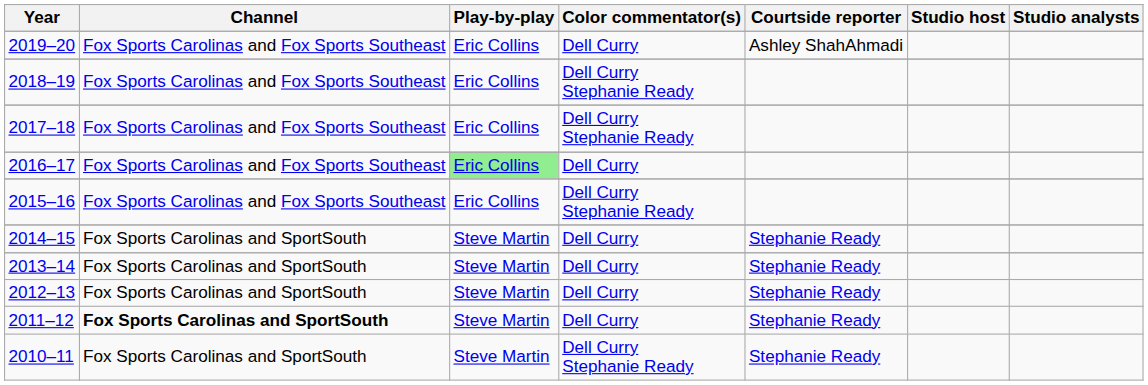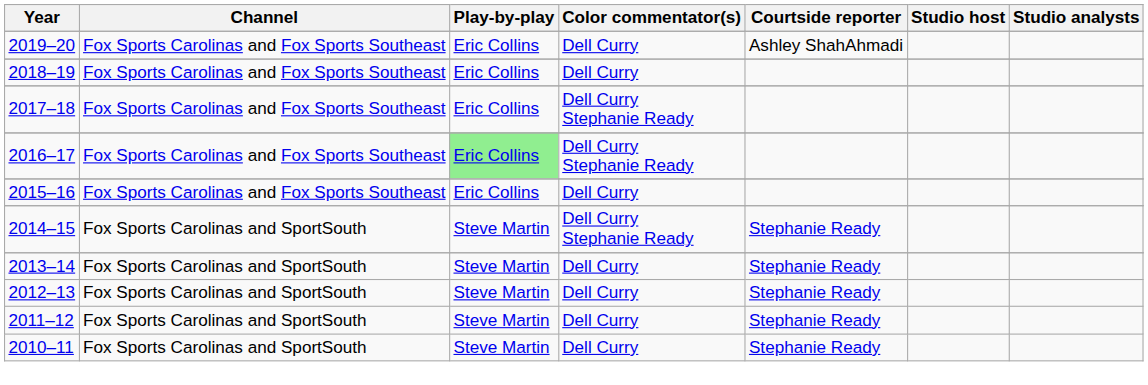(628, 82) Dell Curry Stephanie Ready -> (600, 72) Dell Curry
(600, 165) Dell Curry -> (628, 155) Dell Curry Stephanie Ready
(628, 201) Dell Curry Stephanie Ready -> (600, 192) Dell Curry
(600, 238) Dell Curry -> (628, 229) Dell Curry Stephanie Ready
(236, 320) bold -> (225, 320) normal
(628, 356) Dell Curry Stephanie Ready -> (600, 347) Dell Curry
